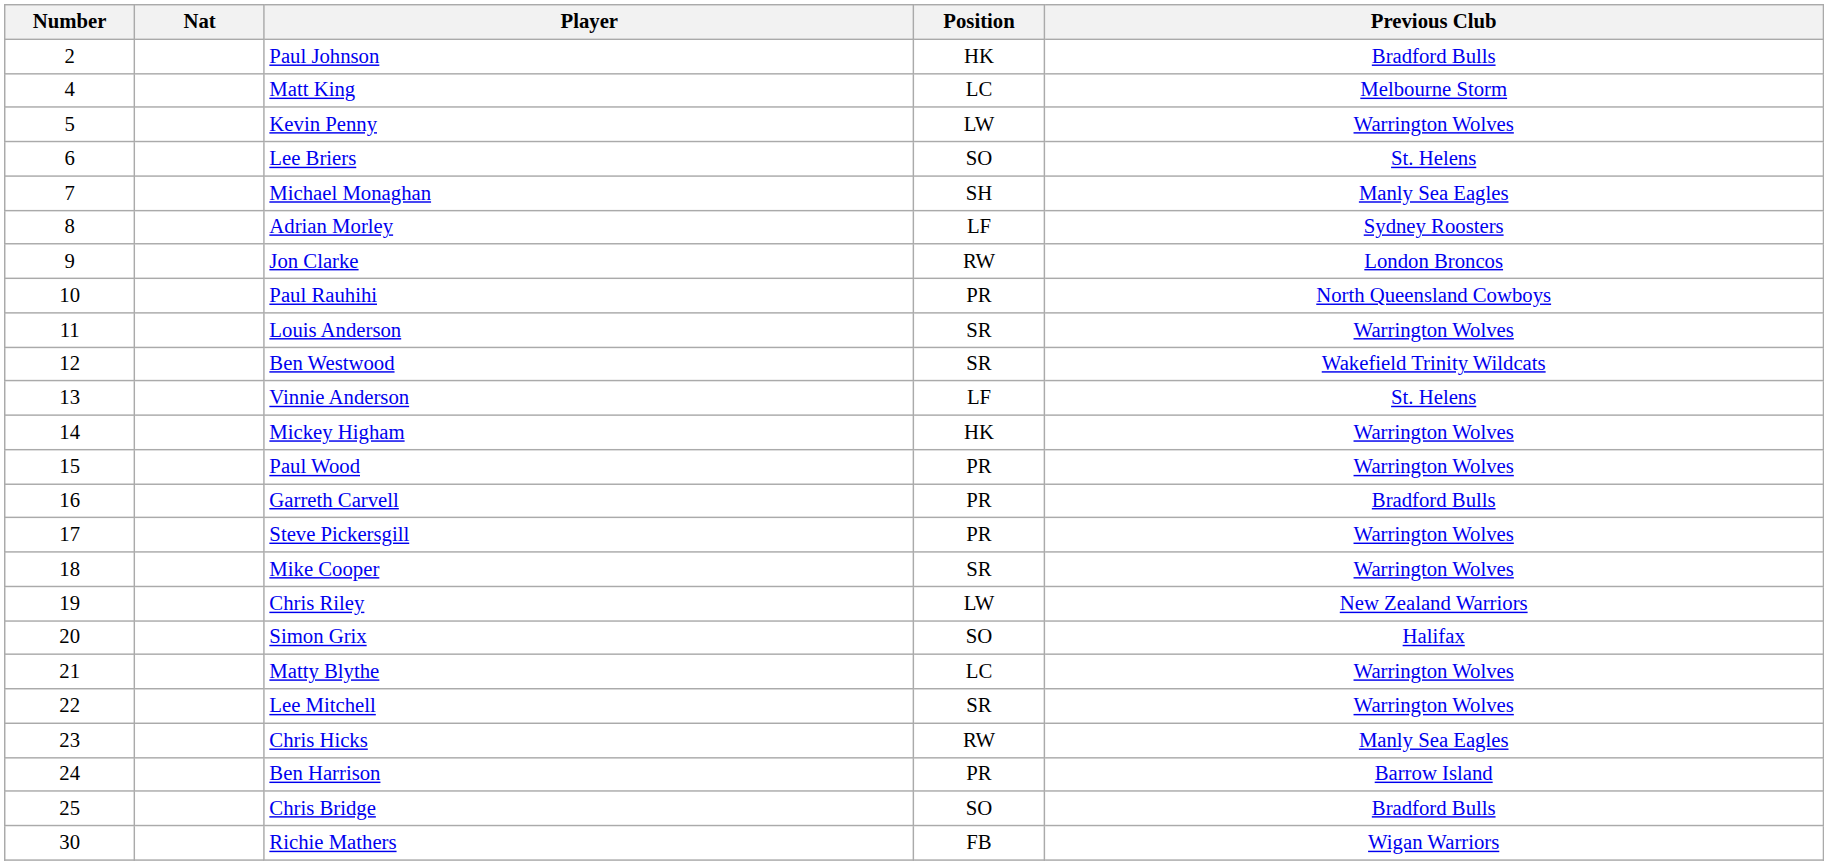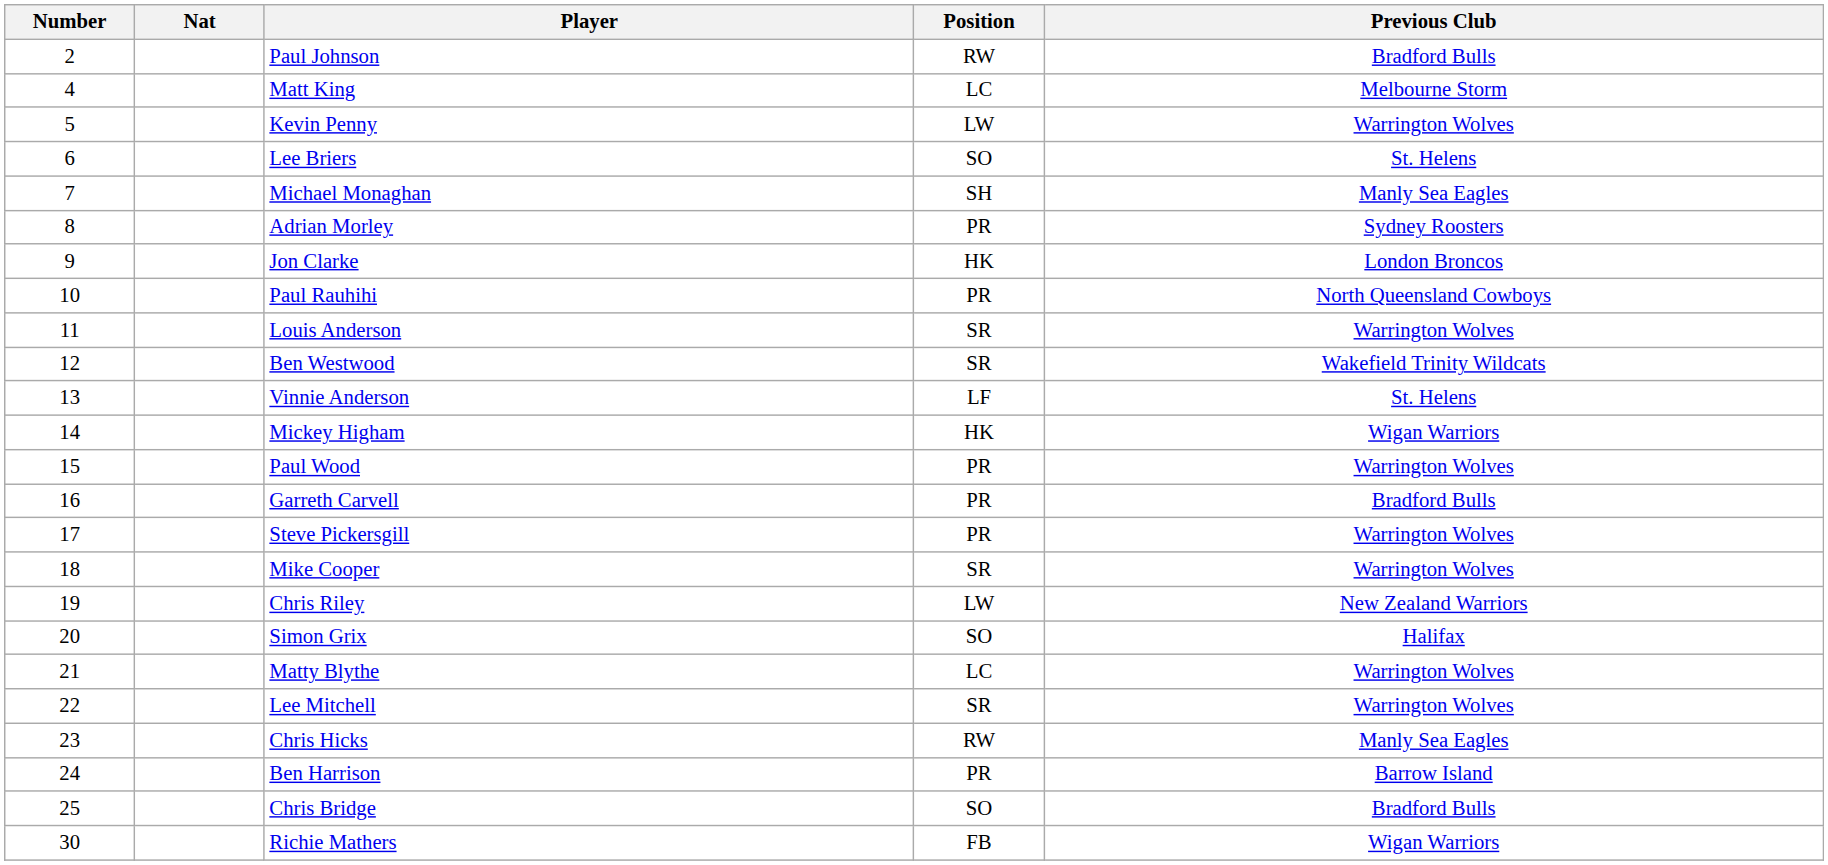(979, 56) HK -> (979, 56) RW
(979, 227) LF -> (979, 227) PR
(979, 261) RW -> (979, 261) HK
(1434, 432) Warrington Wolves -> (1434, 432) Wigan Warriors
